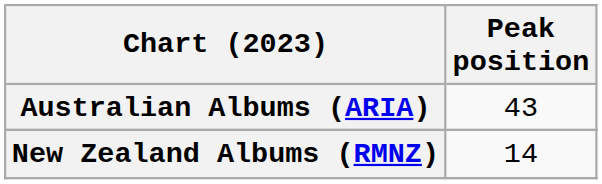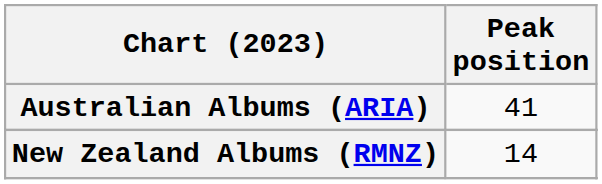(521, 108) 43 -> (521, 108) 41
